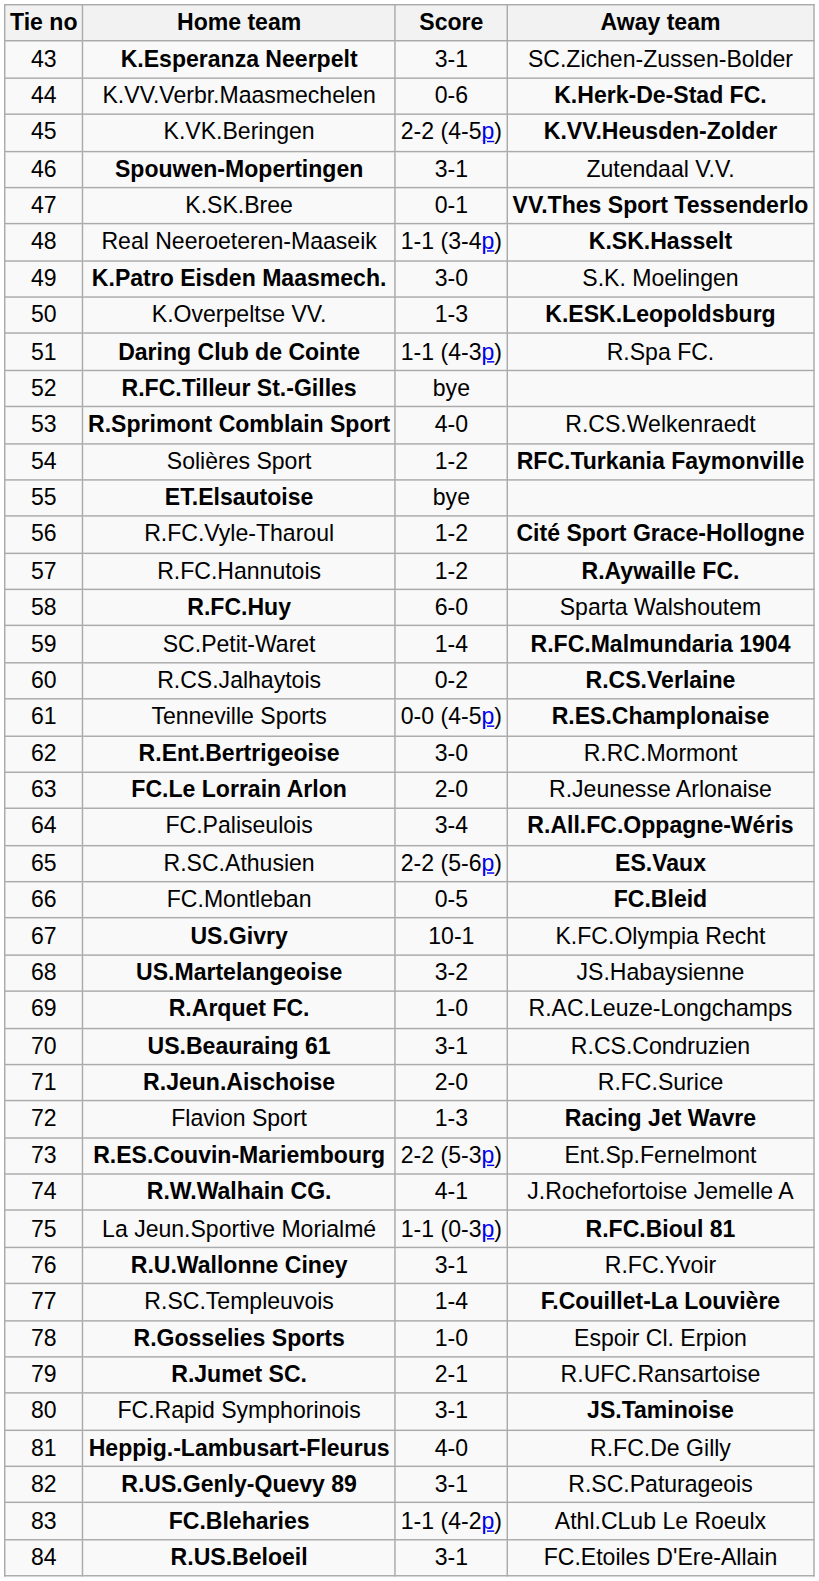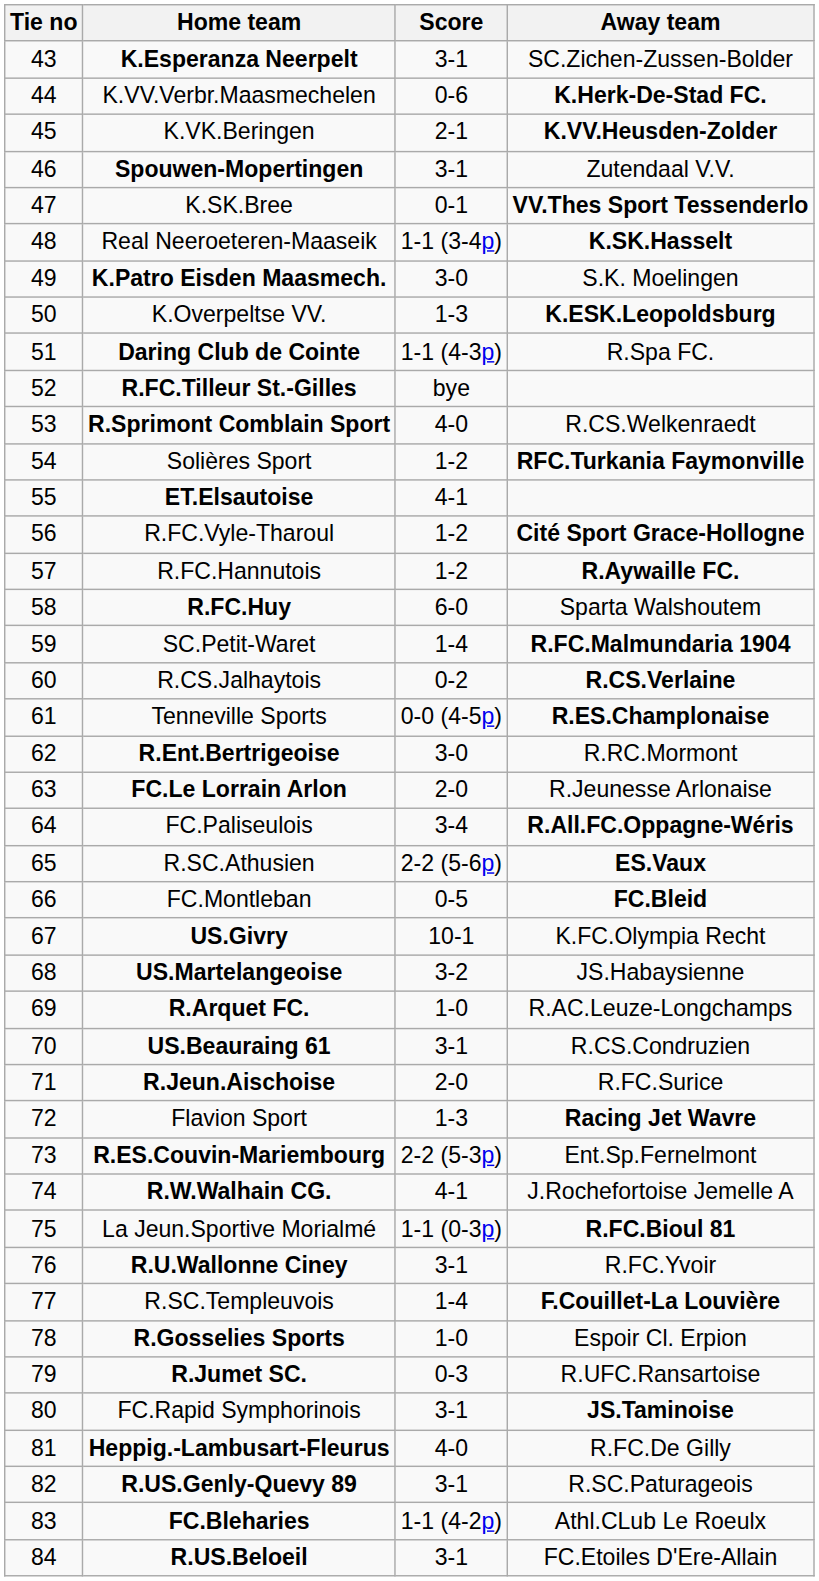(451, 132) 2-2 (4-5p) -> (451, 132) 2-1
(451, 497) bye -> (451, 497) 4-1
(451, 1374) 2-1 -> (451, 1374) 0-3
